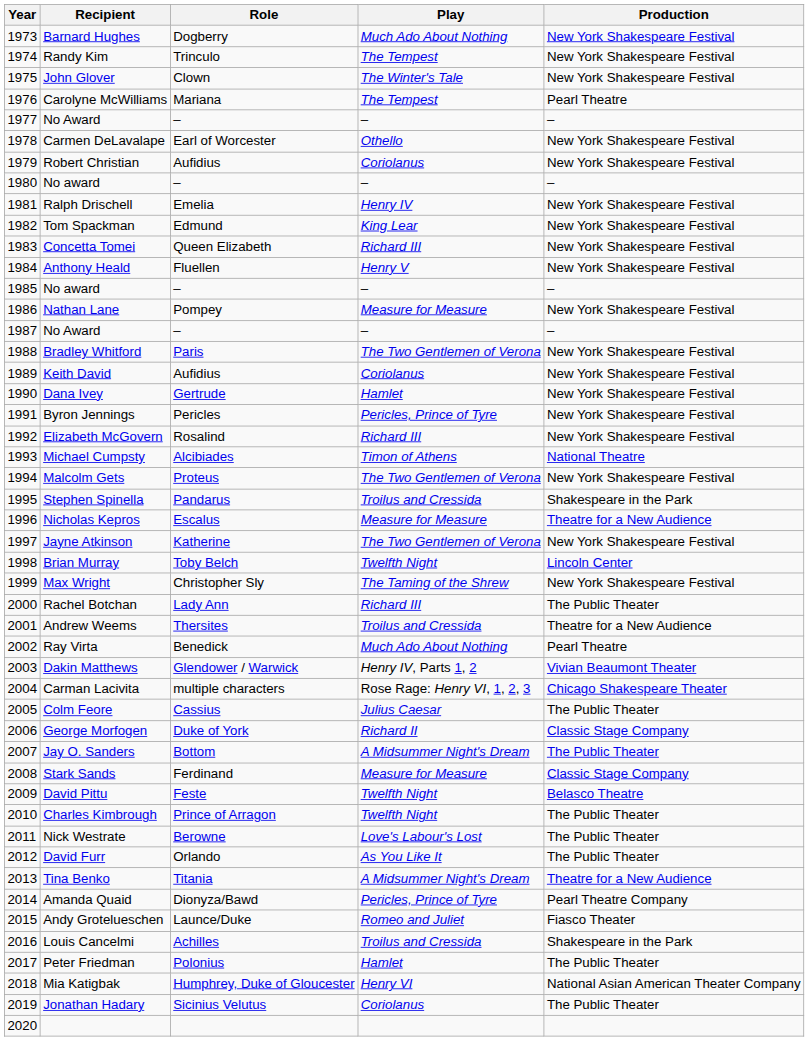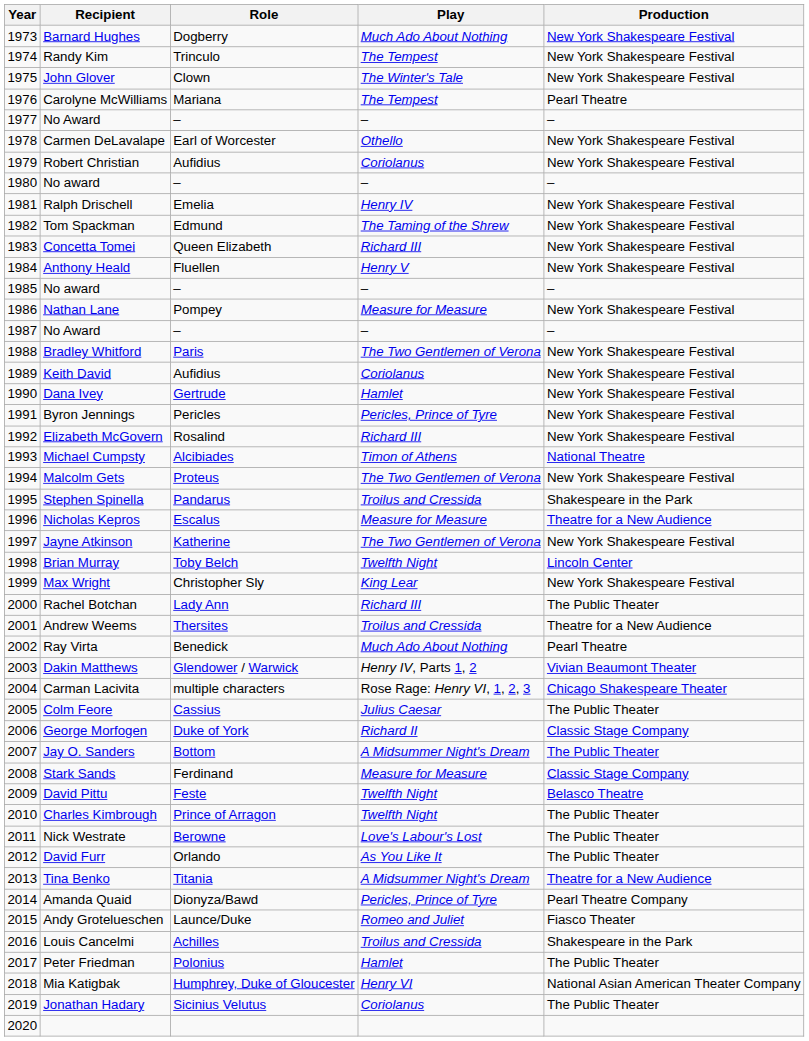(389, 225) King Lear -> (435, 225) The Taming of the Shrew
(435, 583) The Taming of the Shrew -> (389, 583) King Lear
